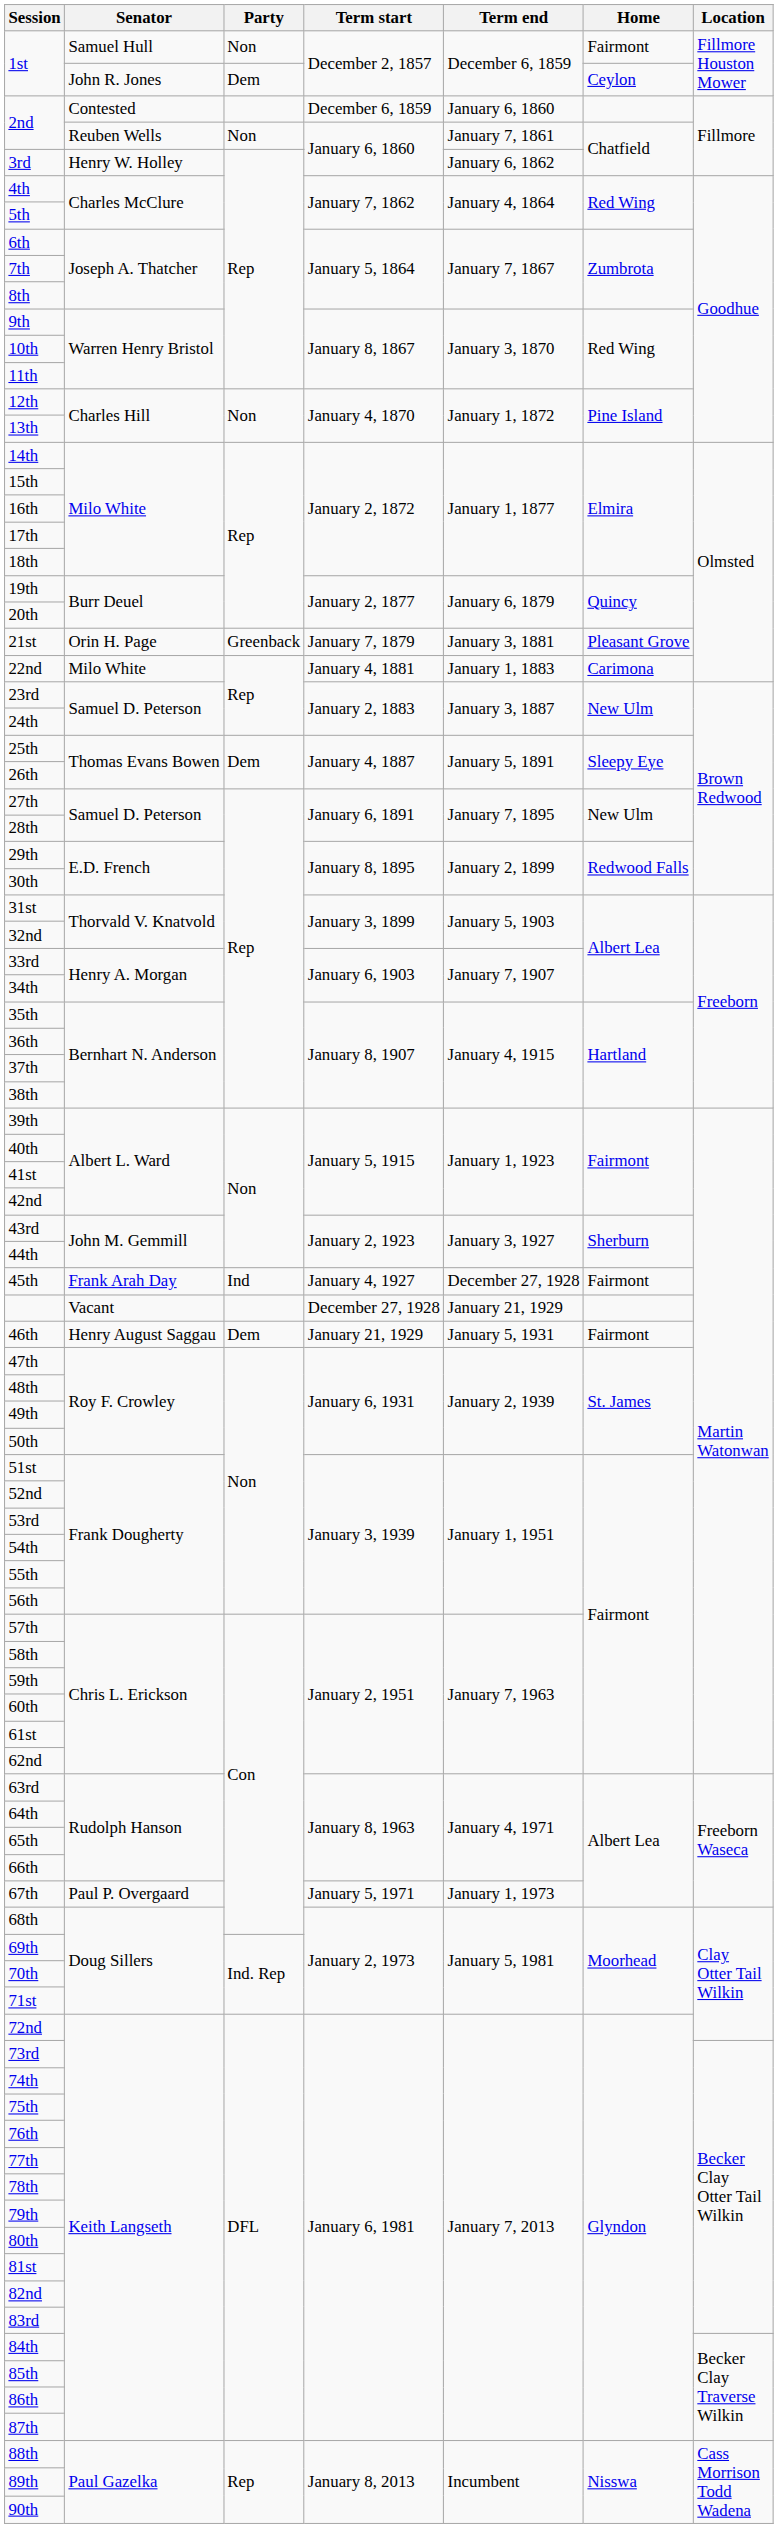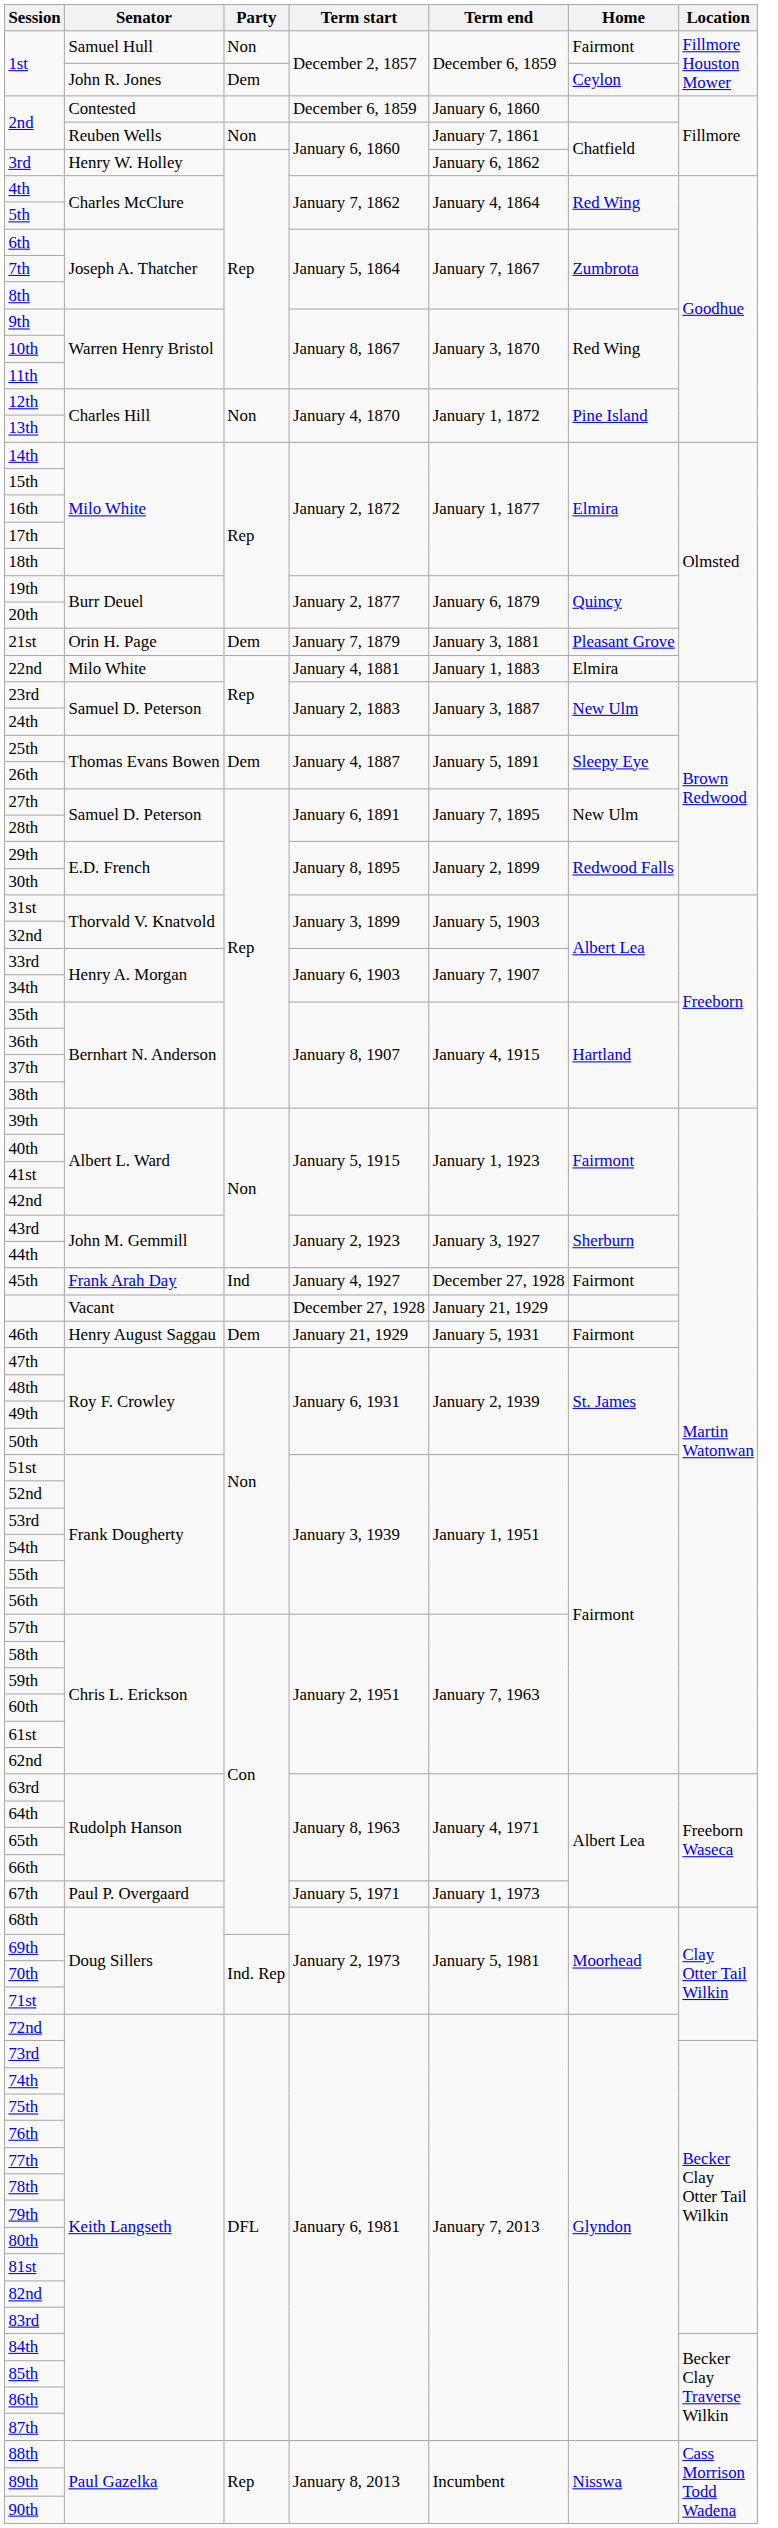(264, 641) Greenback -> (244, 641) Dem
(621, 668) Carimona -> (595, 668) Elmira
